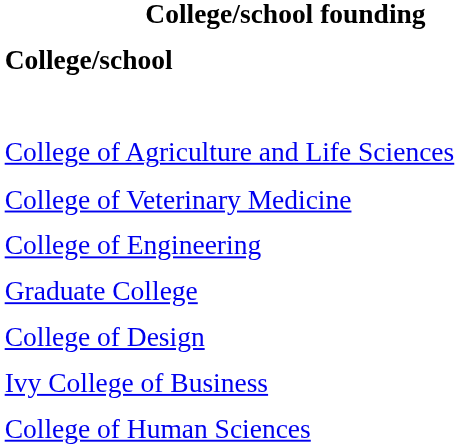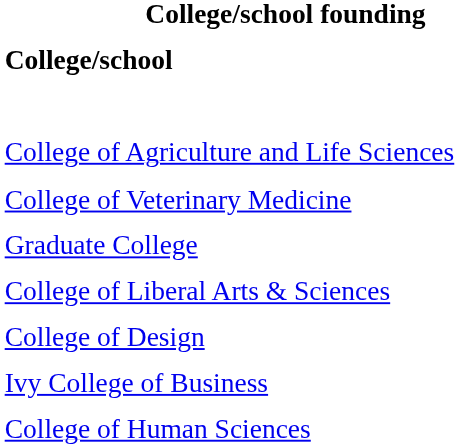- row: (133, 245)
+ row: (197, 291)
